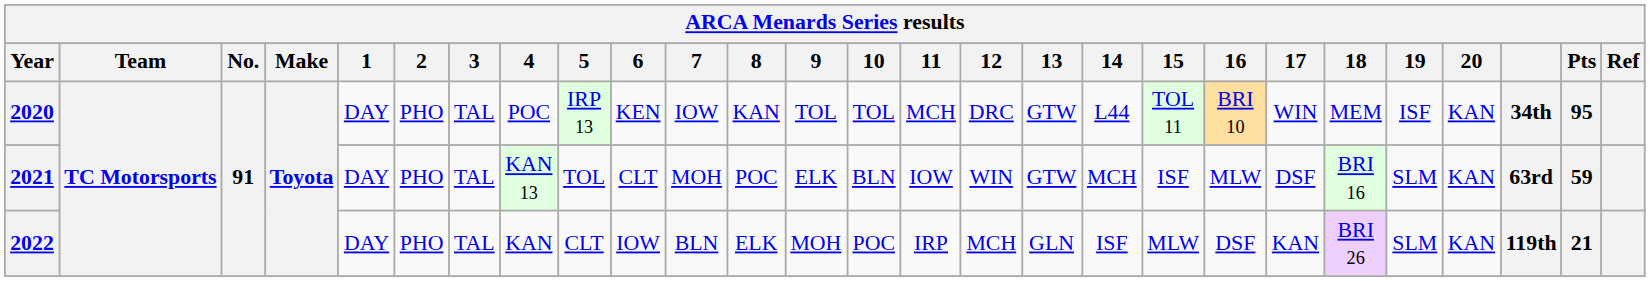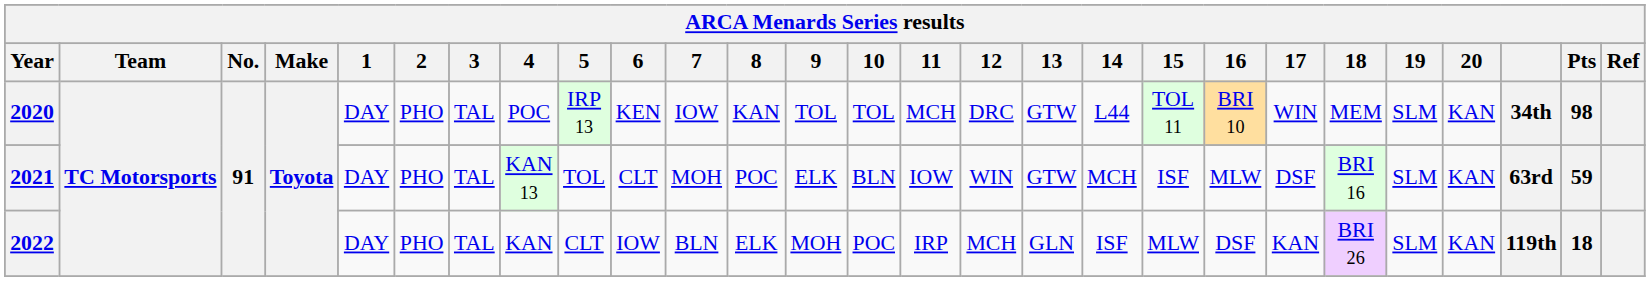(1415, 112) ISF -> (1415, 112) SLM
(1582, 112) 95 -> (1582, 112) 98
(1582, 242) 21 -> (1582, 242) 18
